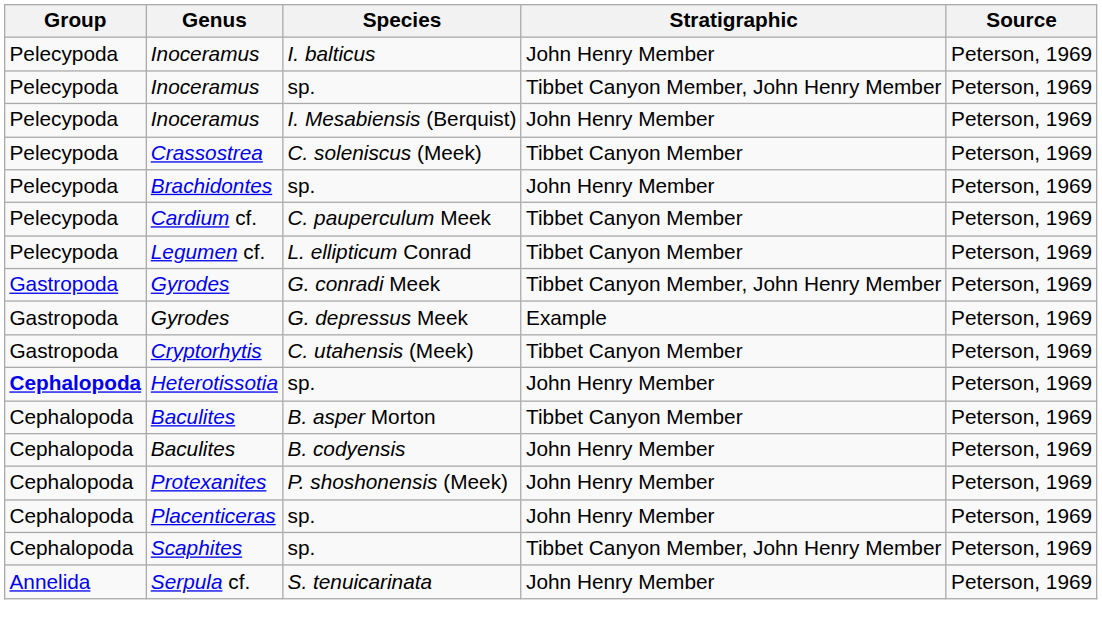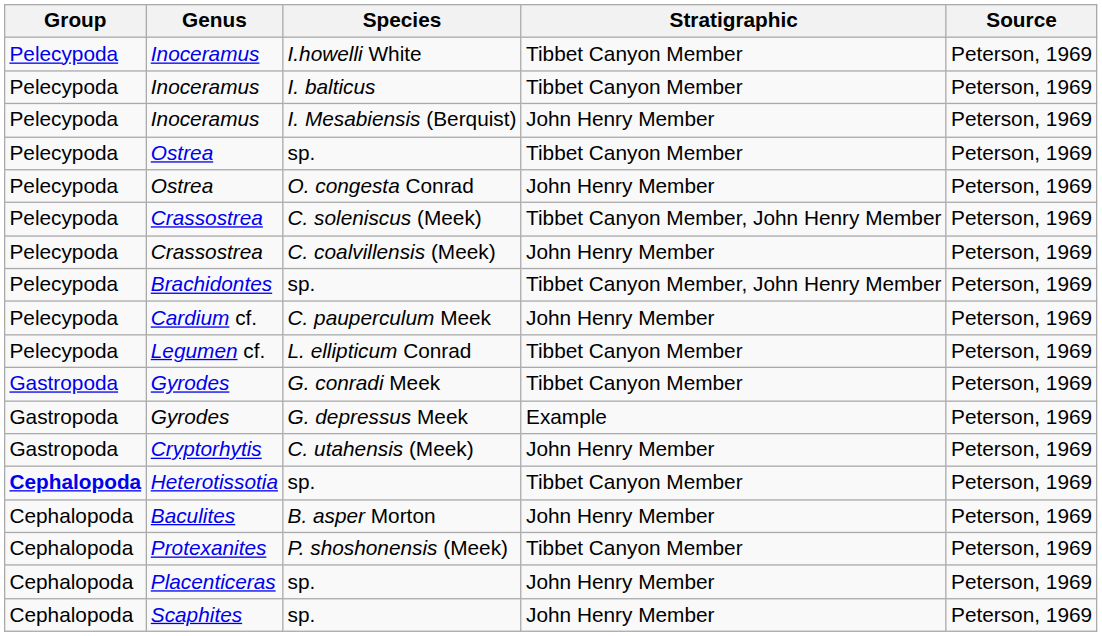+ row: (205, 53)
(620, 53) John Henry Member -> (634, 86) Tibbet Canyon Member
- row: (205, 86)
+ row: (182, 152)
+ row: (182, 185)
(634, 152) Tibbet Canyon Member -> (734, 218) Tibbet Canyon Member, John Henry Member
+ row: (207, 251)
(620, 185) John Henry Member -> (734, 284) Tibbet Canyon Member, John Henry Member
(634, 218) Tibbet Canyon Member -> (620, 317) John Henry Member
(734, 284) Tibbet Canyon Member, John Henry Member -> (634, 383) Tibbet Canyon Member
(634, 350) Tibbet Canyon Member -> (620, 449) John Henry Member
(620, 383) John Henry Member -> (634, 482) Tibbet Canyon Member
(634, 416) Tibbet Canyon Member -> (620, 515) John Henry Member
- row: (193, 449)
(620, 482) John Henry Member -> (634, 548) Tibbet Canyon Member
(734, 548) Tibbet Canyon Member, John Henry Member -> (620, 614) John Henry Member
- row: (201, 581)
